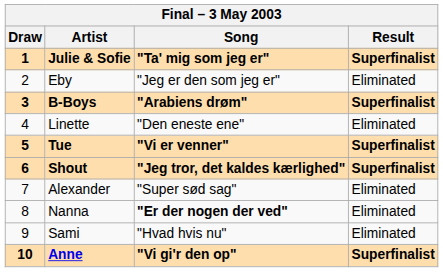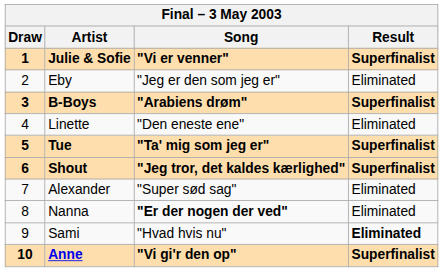(203, 59) "Ta' mig som jeg er" -> (183, 59) "Vi er venner"
(183, 146) "Vi er venner" -> (203, 146) "Ta' mig som jeg er"
(384, 233) normal -> (386, 233) bold
